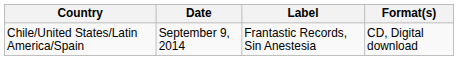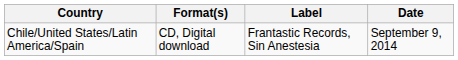columns swapped: (199, 13) <-> (409, 13)
